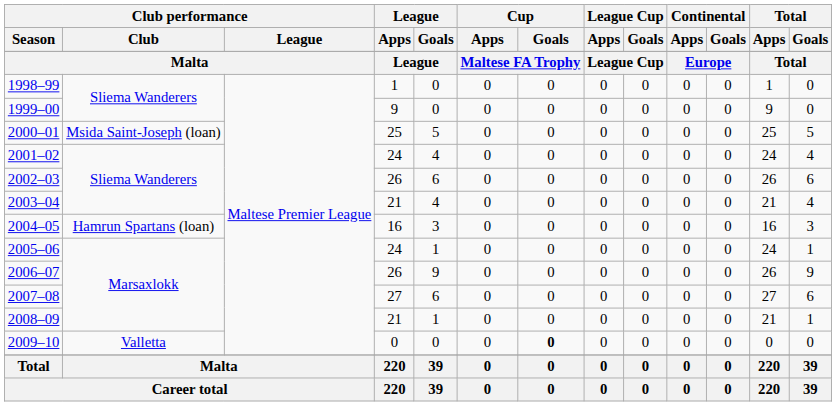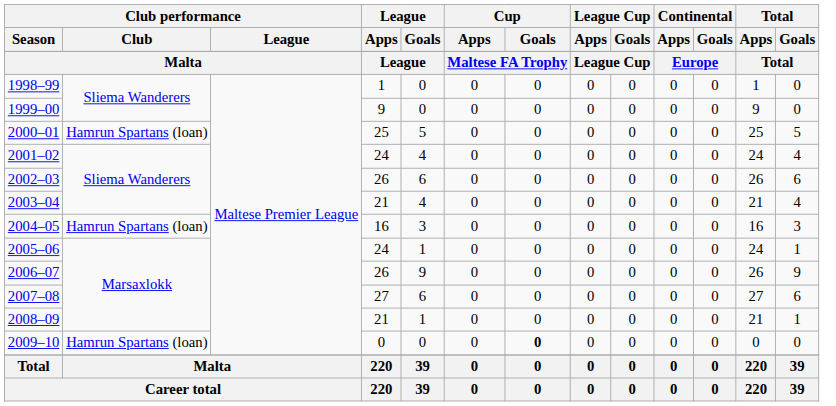(143, 132) Msida Saint-Joseph (loan) -> (137, 132) Hamrun Spartans (loan)
(143, 343) Valletta -> (137, 343) Hamrun Spartans (loan)
